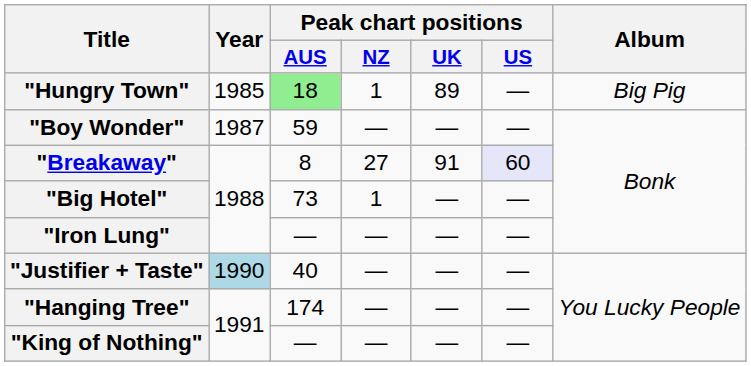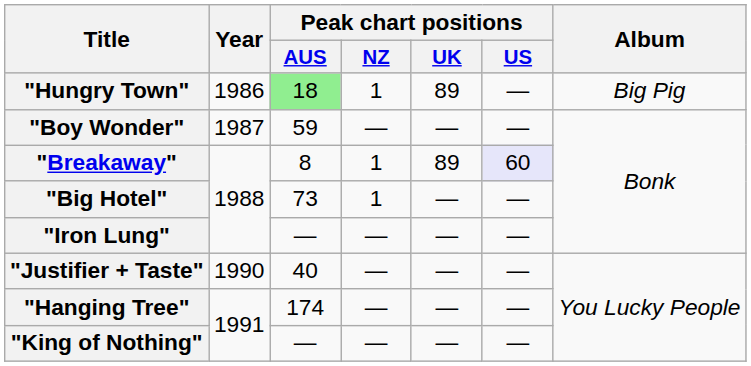(239, 90) 1985 -> (239, 90) 1986
(376, 162) 27 -> (376, 162) 1
(447, 162) 91 -> (447, 162) 89
(239, 271) lightblue background -> (239, 271) no background
